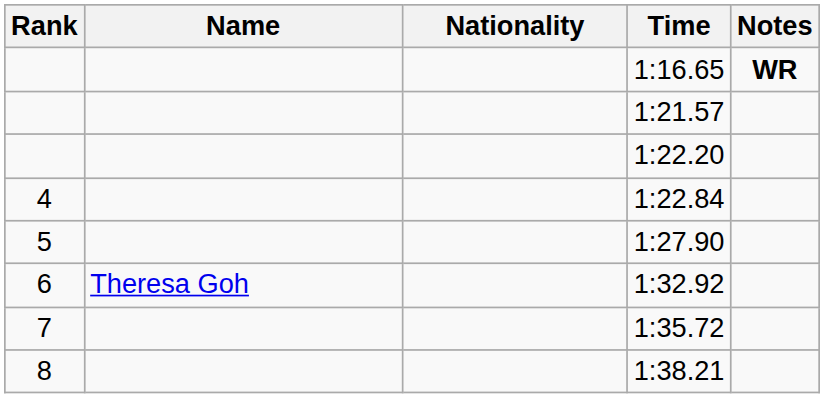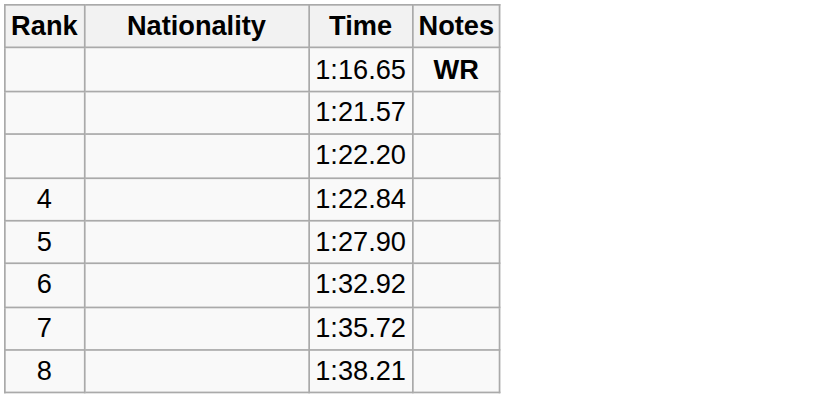- column: (243, 26)
